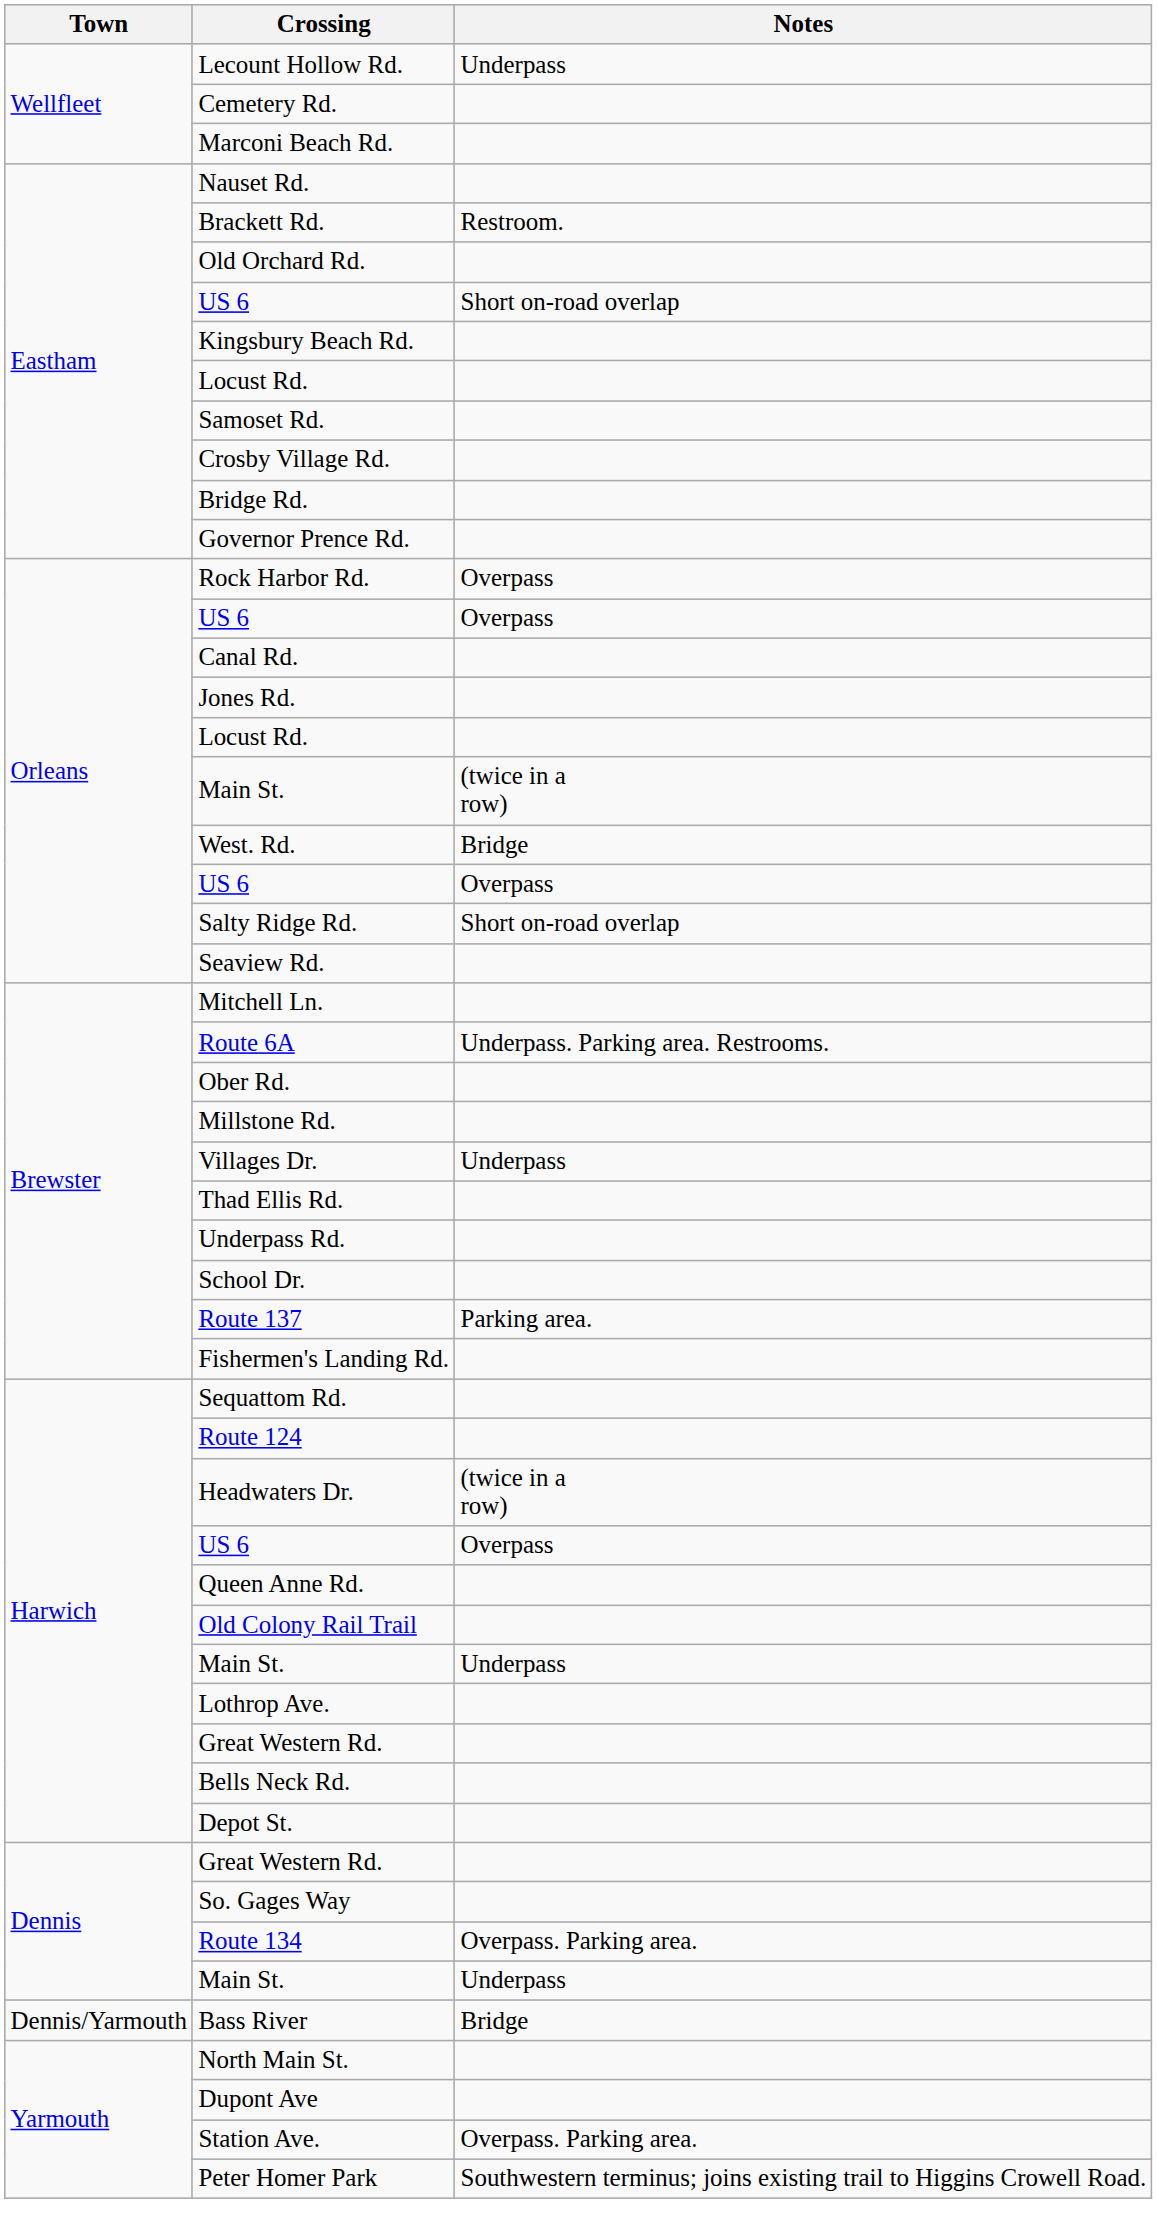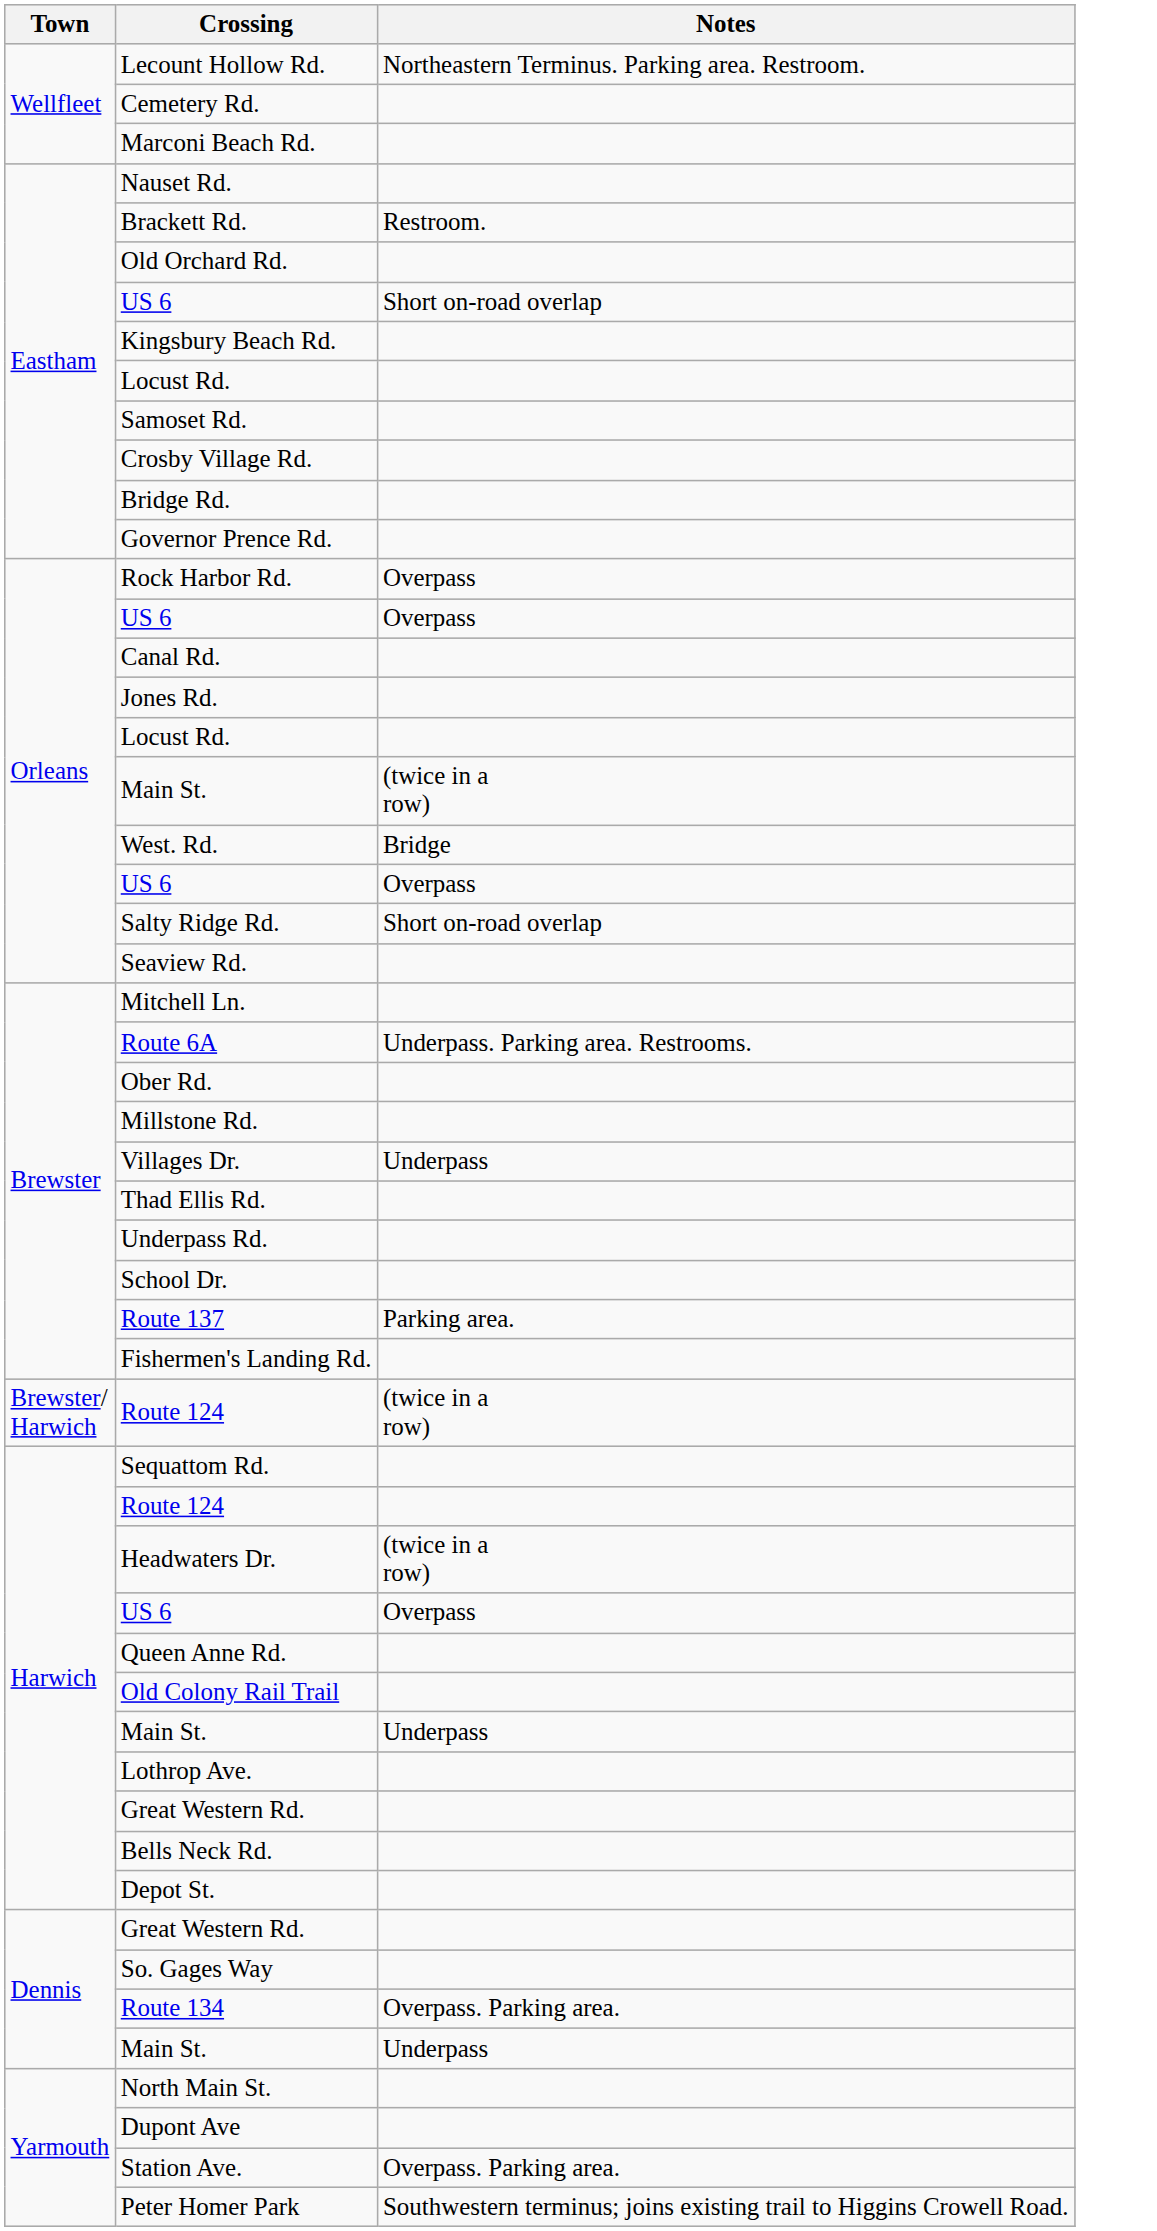(513, 63) Underpass -> (624, 63) Northeastern Terminus. Parking area. Restroom.
+ row: (59, 1412)
- row: (99, 2020)
